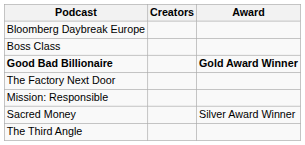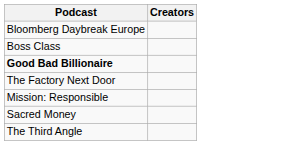- column: (248, 13)
